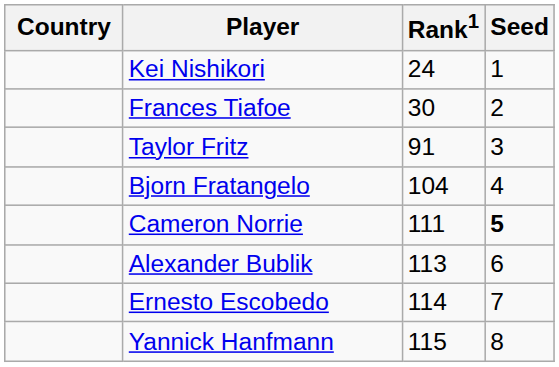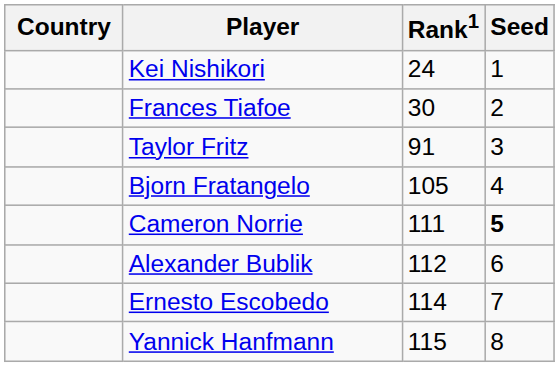(428, 185) 104 -> (428, 185) 105
(427, 263) 113 -> (427, 263) 112
